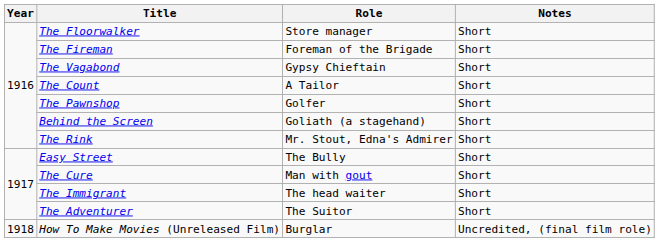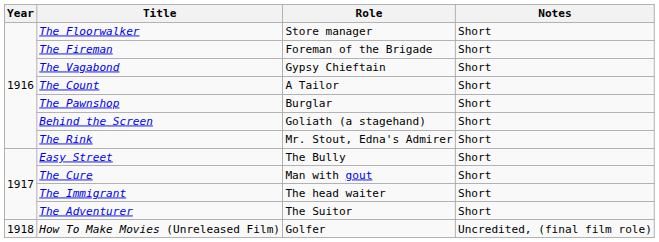(305, 103) Golfer -> (309, 103) Burglar
(309, 229) Burglar -> (305, 229) Golfer
